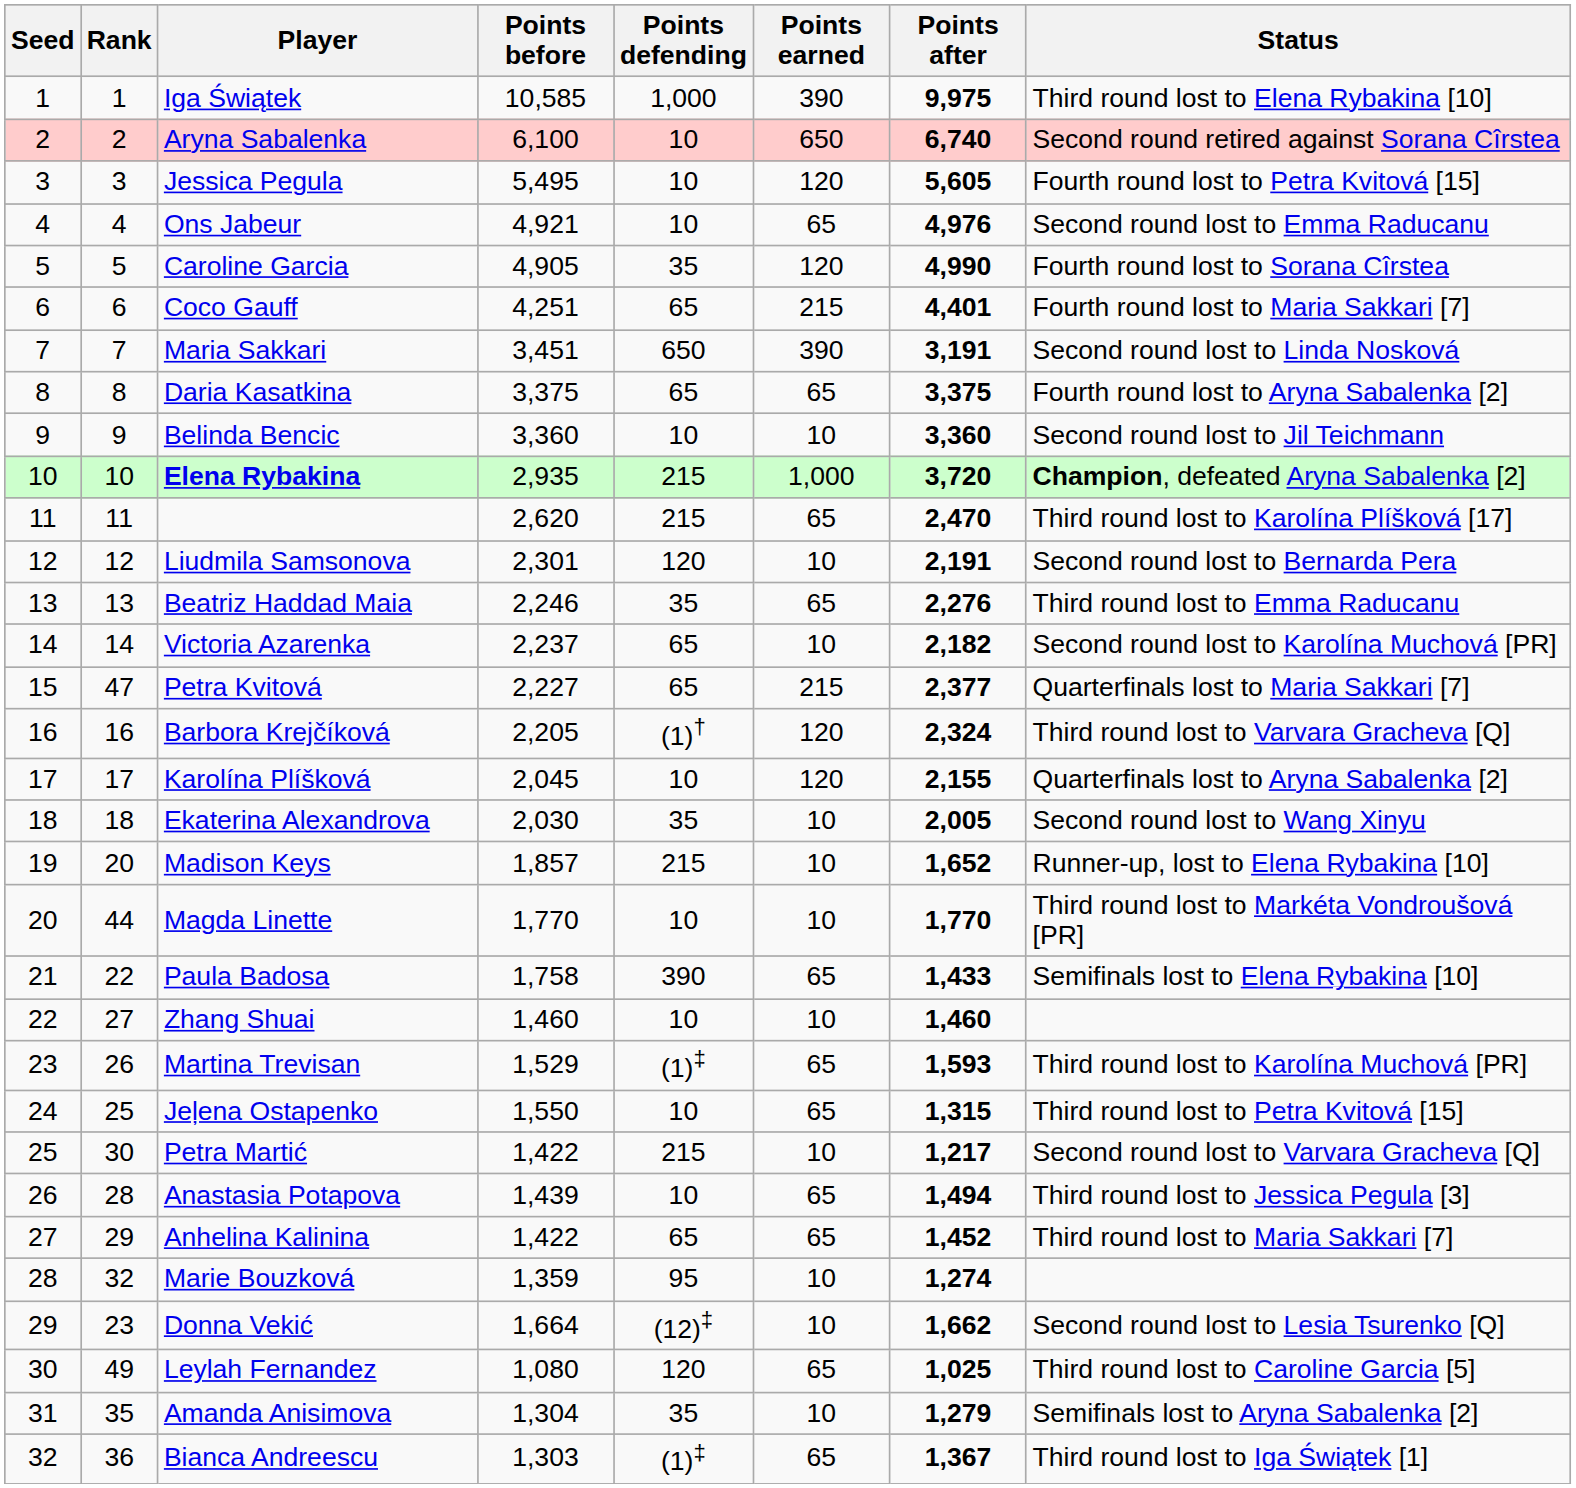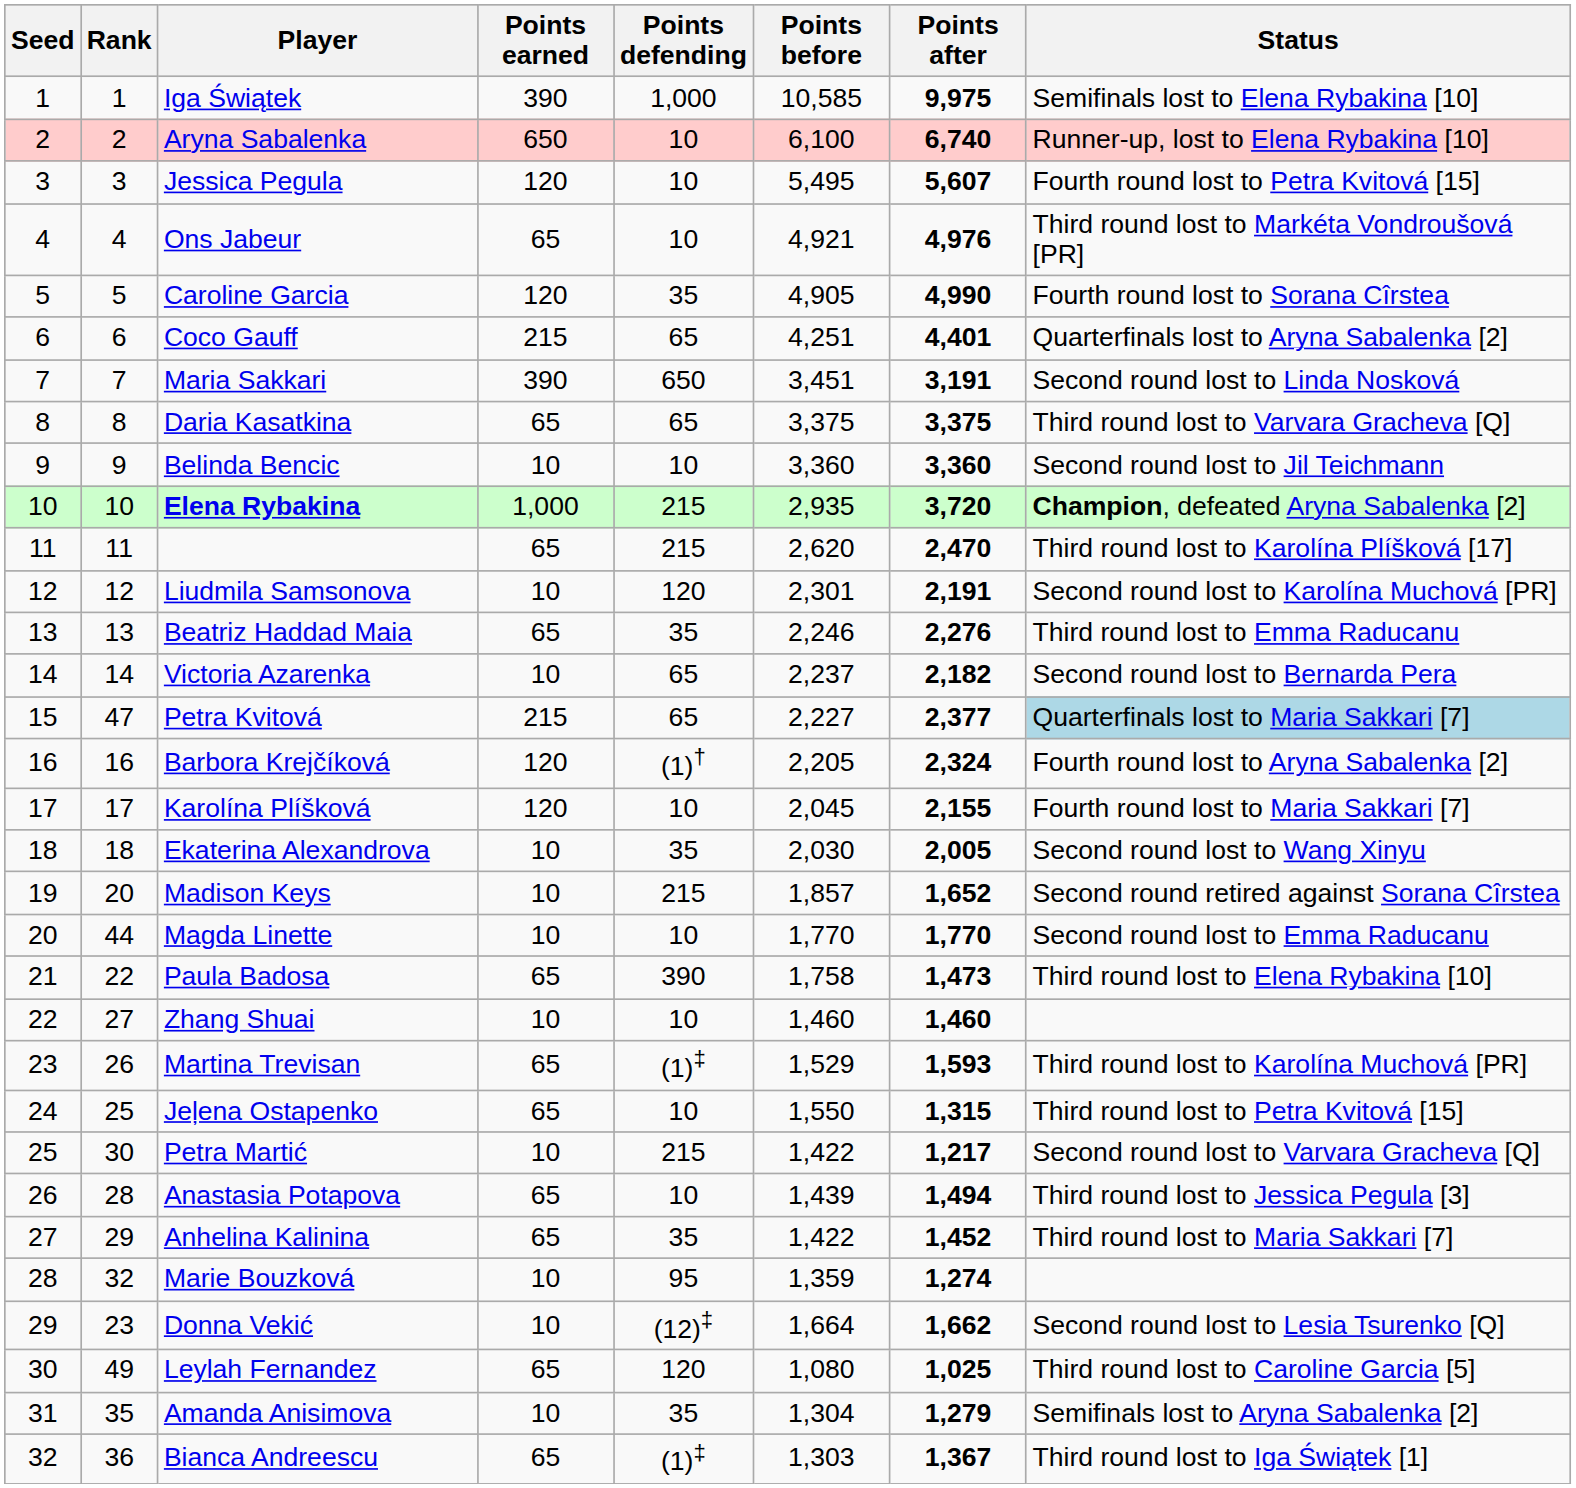columns swapped: (545, 40) <-> (821, 40)
(1262, 97) Third round lost to Elena Rybakina [10] -> (1256, 97) Semifinals lost to Elena Rybakina [10]
(1296, 139) Second round retired against Sorana Cîrstea -> (1261, 139) Runner-up, lost to Elena Rybakina [10]
(958, 181) 5,605 -> (958, 181) 5,607
(1261, 223) Second round lost to Emma Raducanu -> (1272, 238) Third round lost to Markéta Vondroušová [PR]
(1251, 308) Fourth round lost to Maria Sakkari [7] -> (1270, 338) Quarterfinals lost to Aryna Sabalenka [2]
(1270, 392) Fourth round lost to Aryna Sabalenka [2] -> (1271, 422) Third round lost to Varvara Gracheva [Q]
(1244, 560) Second round lost to Bernarda Pera -> (1295, 590) Second round lost to Karolína Muchová [PR]
(1295, 645) Second round lost to Karolína Muchová [PR] -> (1244, 675) Second round lost to Bernarda Pera
(1251, 687) no background -> (1251, 717) lightblue background
(1271, 732) Third round lost to Varvara Gracheva [Q] -> (1270, 762) Fourth round lost to Aryna Sabalenka [2]
(1270, 778) Quarterfinals lost to Aryna Sabalenka [2] -> (1251, 808) Fourth round lost to Maria Sakkari [7]
(1261, 862) Runner-up, lost to Elena Rybakina [10] -> (1296, 892) Second round retired against Sorana Cîrstea
(1272, 920) Third round lost to Markéta Vondroušová [PR] -> (1261, 934) Second round lost to Emma Raducanu
(958, 977) 1,433 -> (958, 977) 1,473
(1256, 977) Semifinals lost to Elena Rybakina [10] -> (1262, 977) Third round lost to Elena Rybakina [10]
(683, 1236) 65 -> (683, 1236) 35
